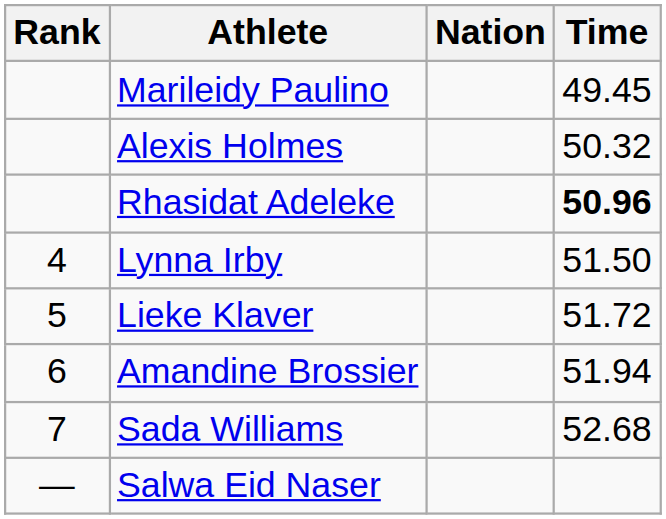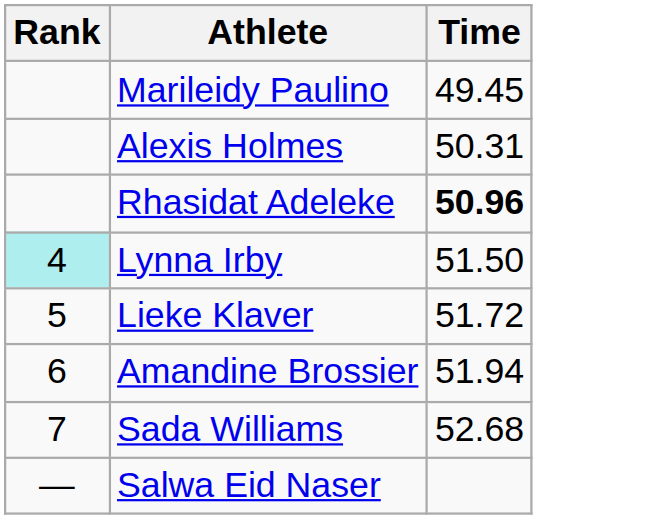- column: (490, 32)
(607, 145) 50.32 -> (480, 145) 50.31
(57, 259) no background -> (57, 259) paleturquoise background
